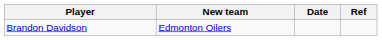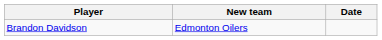- column: (359, 12)
